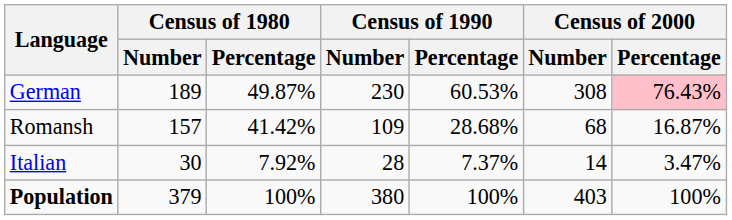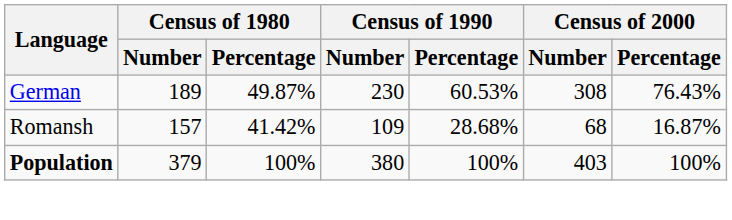(687, 92) pink background -> (687, 92) no background
- row: (38, 162)
